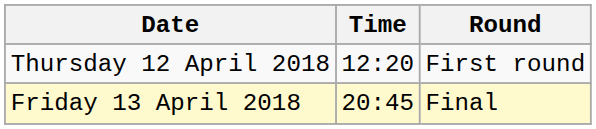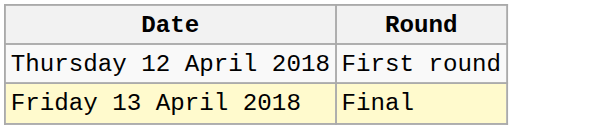- column: (378, 25)
